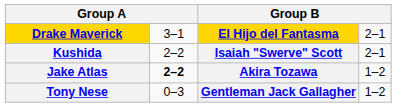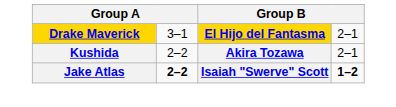(278, 53) Isaiah "Swerve" Scott -> (265, 53) Akira Tozawa
(278, 72) Akira Tozawa -> (265, 72) Isaiah "Swerve" Scott
(375, 72) normal -> (348, 72) bold
- row: (77, 92)
